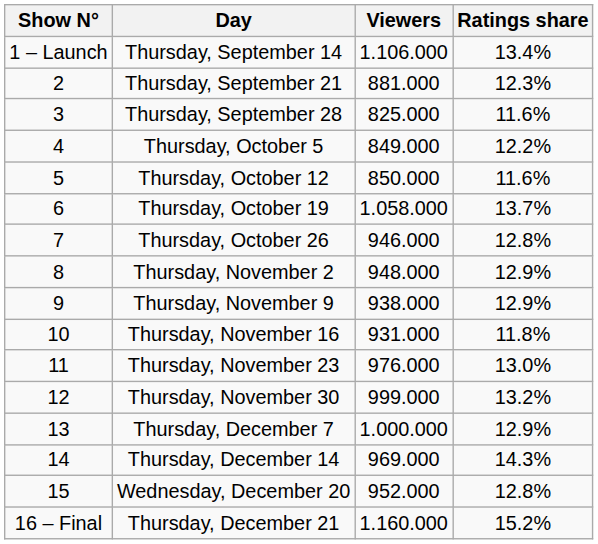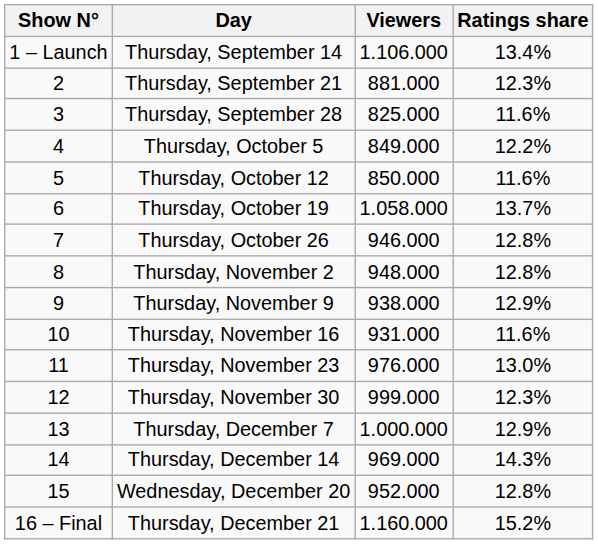(523, 272) 12.9% -> (523, 272) 12.8%
(523, 335) 11.8% -> (523, 335) 11.6%
(523, 398) 13.2% -> (523, 398) 12.3%
